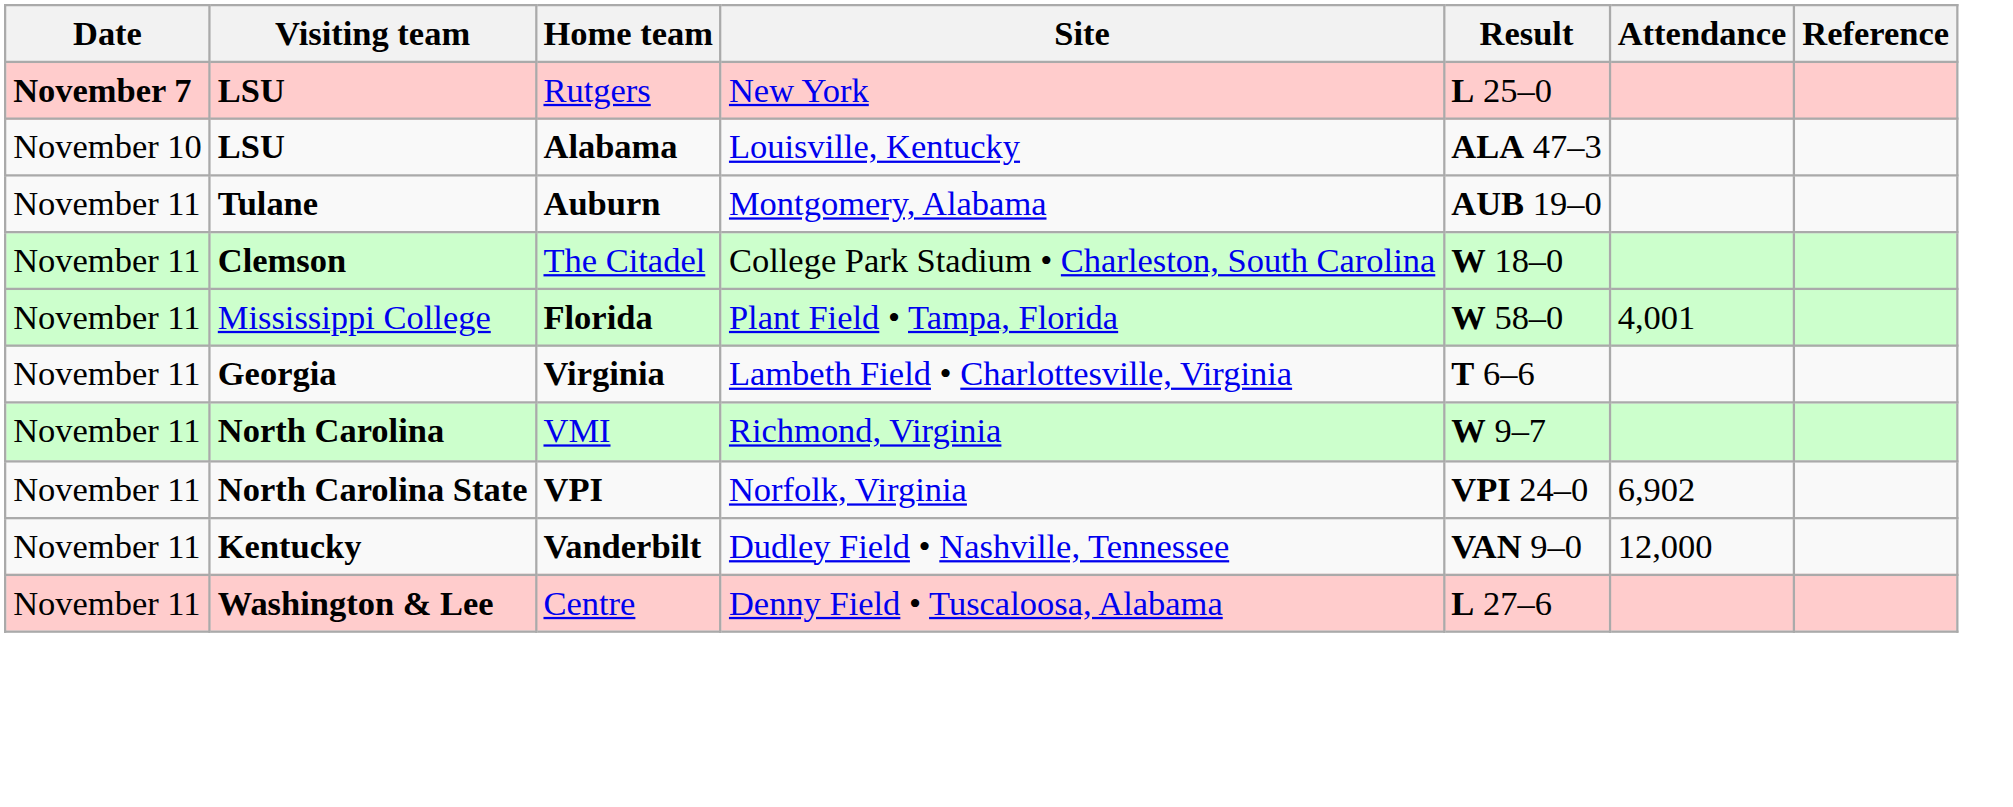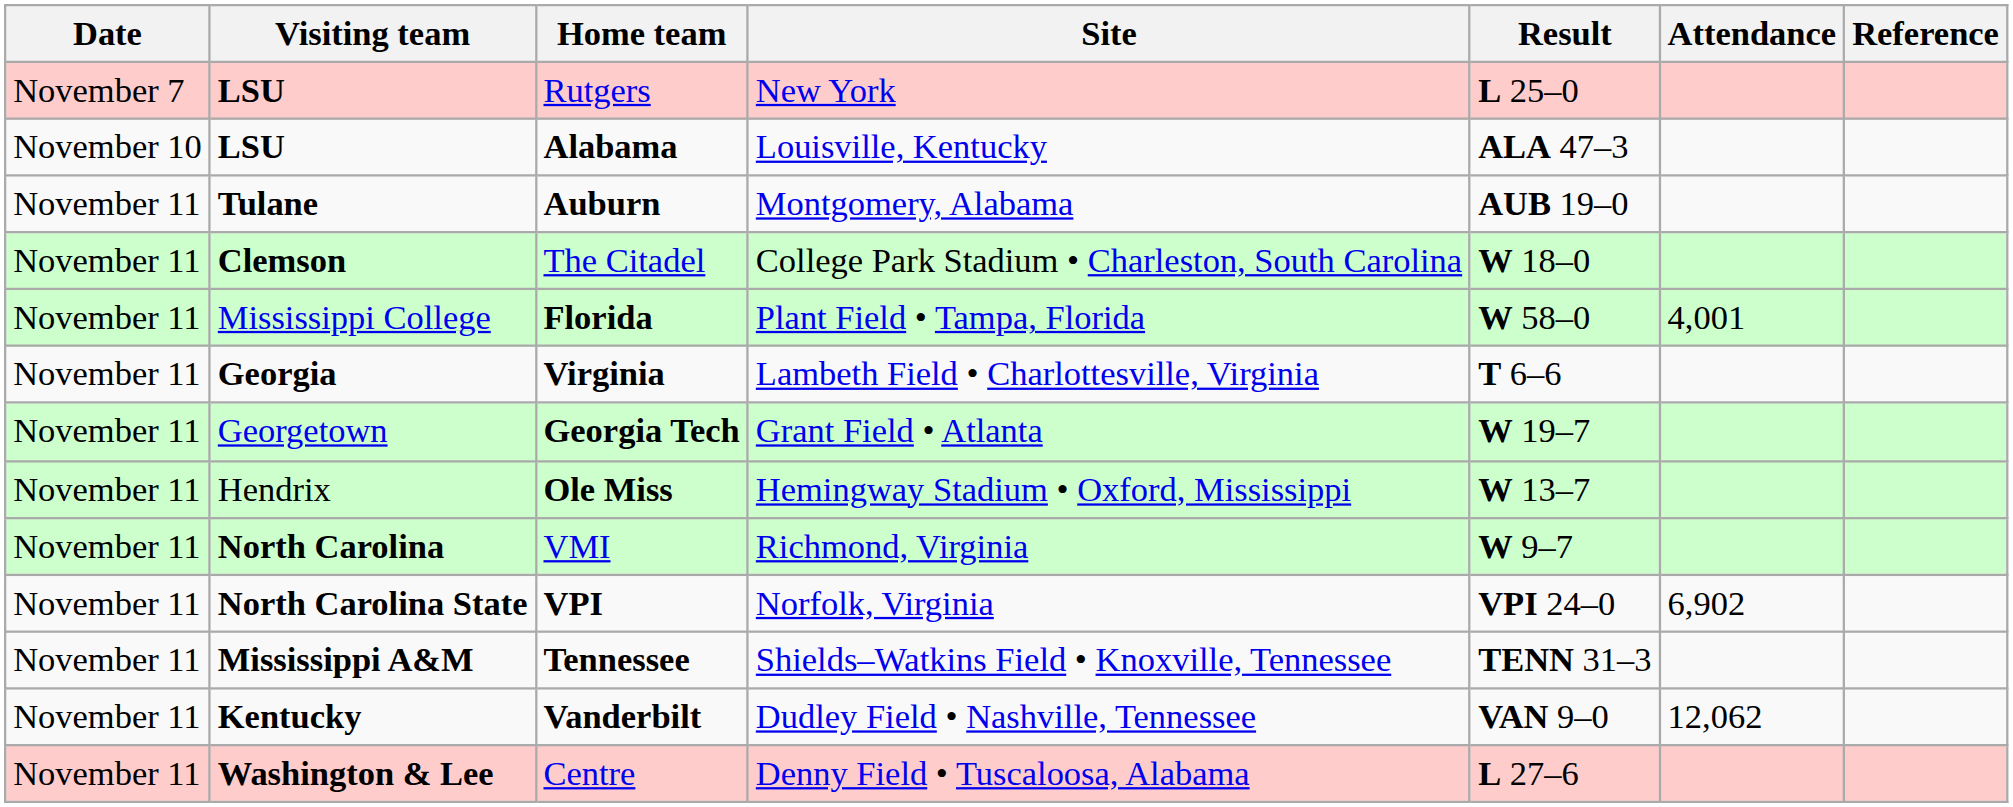(102, 90) bold -> (99, 90) normal
+ row: (642, 431)
+ row: (608, 488)
+ row: (617, 658)
(1665, 545) 12,000 -> (1715, 715) 12,062
